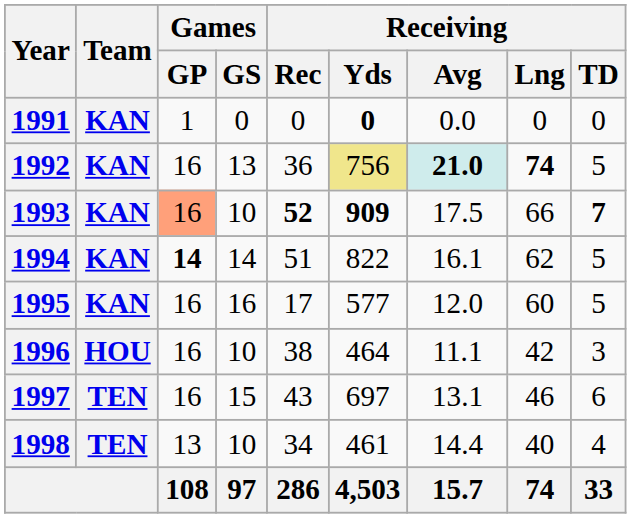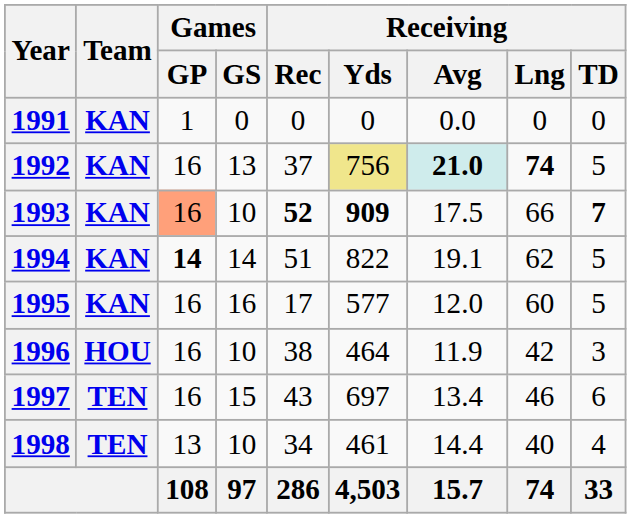(368, 119) bold -> (368, 119) normal
(298, 166) 36 -> (298, 166) 37
(458, 258) 16.1 -> (458, 258) 19.1
(458, 350) 11.1 -> (458, 350) 11.9
(458, 397) 13.1 -> (458, 397) 13.4
